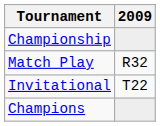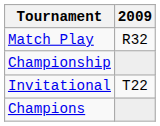rows swapped: (51, 63) <-> (59, 40)
